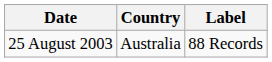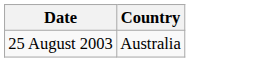- column: (226, 17)
